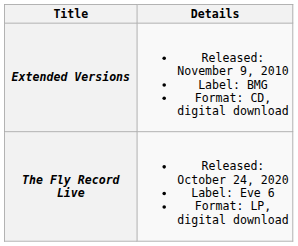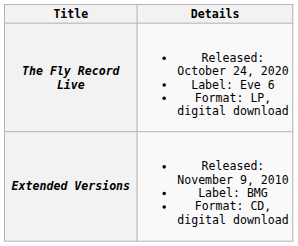rows swapped: (71, 78) <-> (71, 186)
